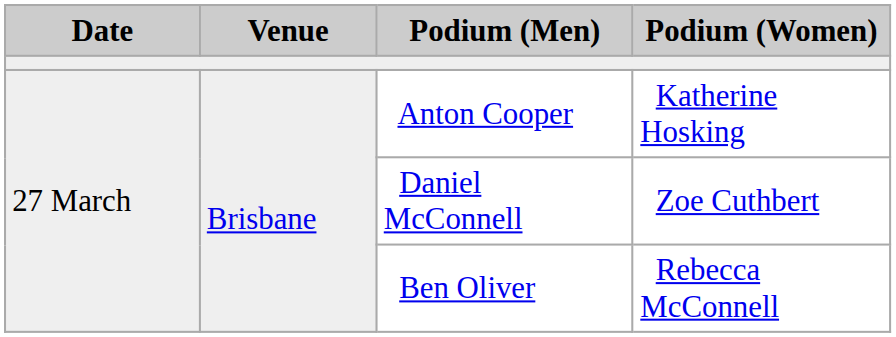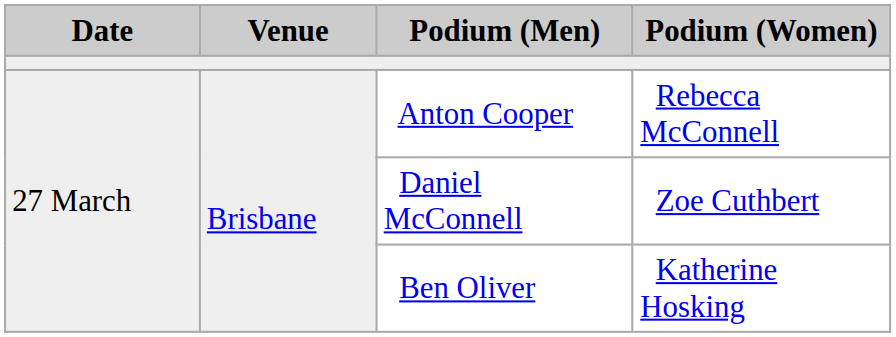(709, 113) Katherine Hosking -> (710, 113) Rebecca McConnell
(710, 288) Rebecca McConnell -> (709, 288) Katherine Hosking
